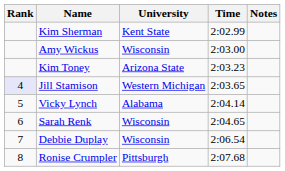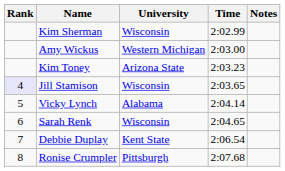(146, 31) Kent State -> (146, 31) Wisconsin
(146, 49) Wisconsin -> (164, 49) Western Michigan
(164, 85) Western Michigan -> (146, 85) Wisconsin
(146, 139) Wisconsin -> (146, 139) Kent State
